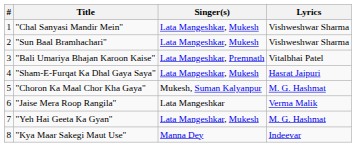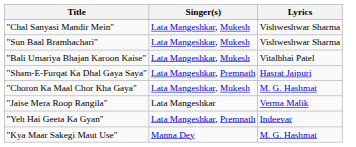- column: (9, 12)
(212, 58) Lata Mangeshkar, Premnath -> (200, 58) Lata Mangeshkar, Mukesh
(209, 73) Lata Mangeshkar, Mukesh -> (203, 73) Lata Mangeshkar, Premnath
(211, 88) Mukesh, Suman Kalyanpur -> (200, 88) Lata Mangeshkar, Mukesh
(209, 119) Lata Mangeshkar, Mukesh -> (203, 119) Lata Mangeshkar, Premnath
(297, 119) M. G. Hashmat -> (276, 119) Indeevar
(285, 134) Indeevar -> (288, 134) M. G. Hashmat
